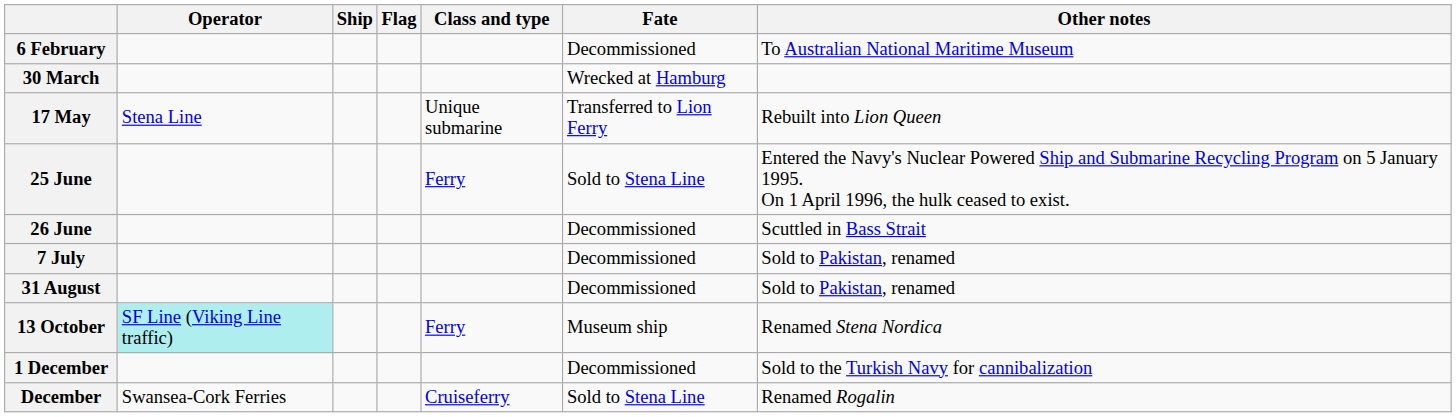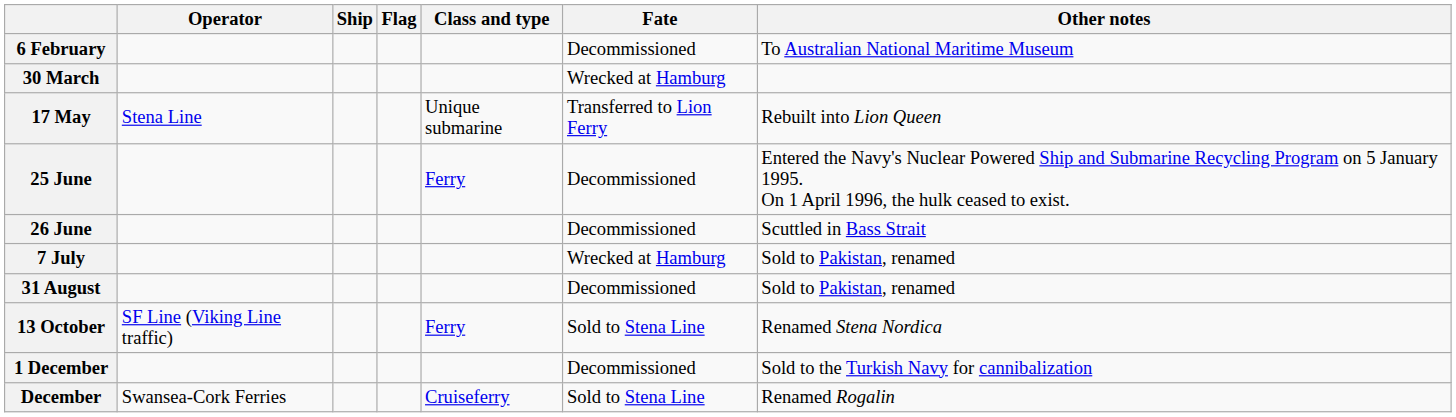(636, 178) Sold to Stena Line -> (631, 178) Decommissioned
(631, 258) Decommissioned -> (646, 258) Wrecked at Hamburg
(201, 327) paleturquoise background -> (201, 327) no background
(617, 327) Museum ship -> (636, 327) Sold to Stena Line
